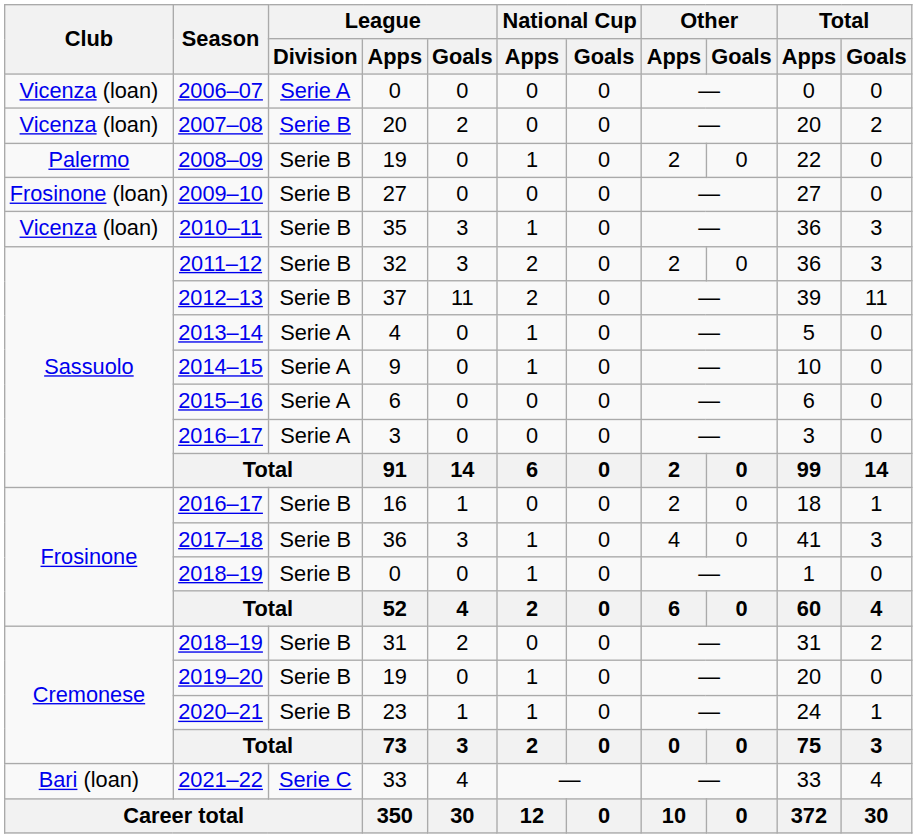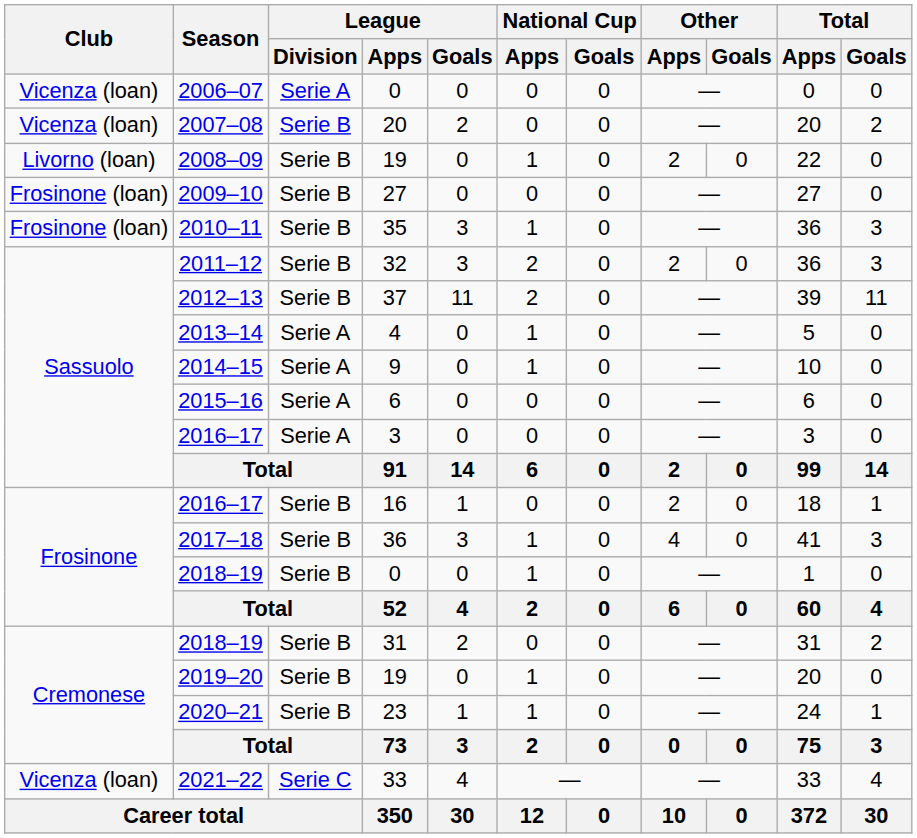(89, 159) Palermo -> (89, 159) Livorno (loan)
(89, 228) Vicenza (loan) -> (89, 228) Frosinone (loan)
(89, 780) Bari (loan) -> (89, 780) Vicenza (loan)
